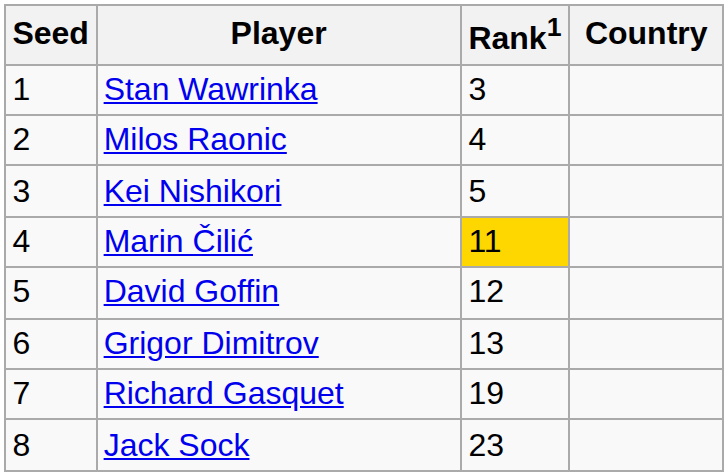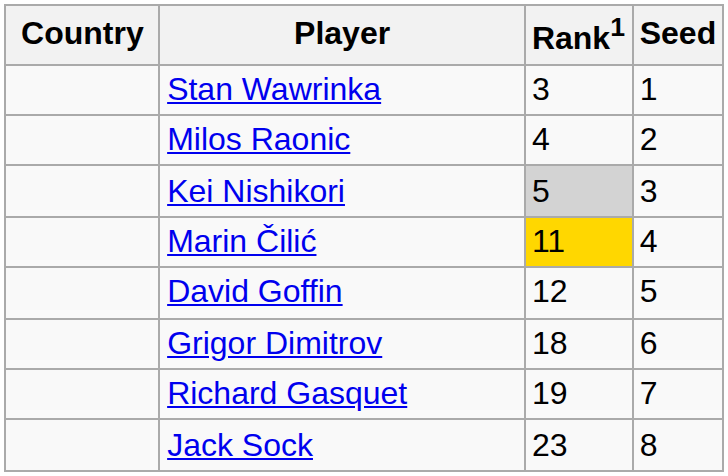columns swapped: (646, 34) <-> (51, 34)
(477, 190) no background -> (541, 190) lightgrey background
(486, 343) 13 -> (550, 343) 18
